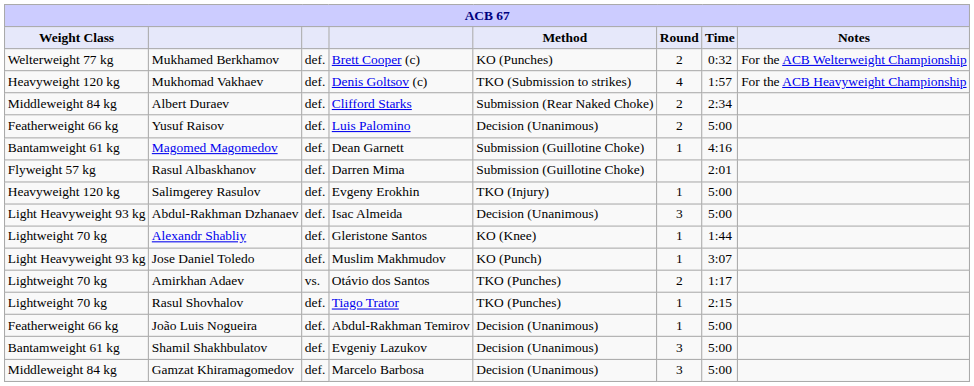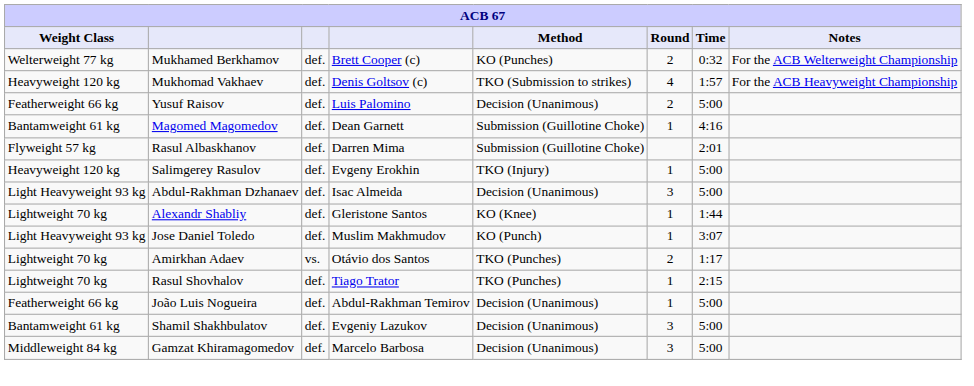- row: (190, 103)
